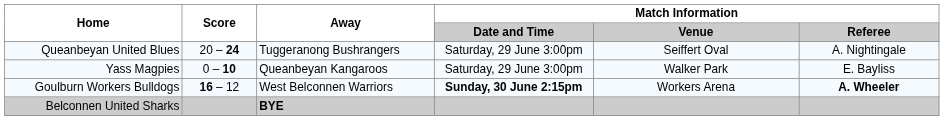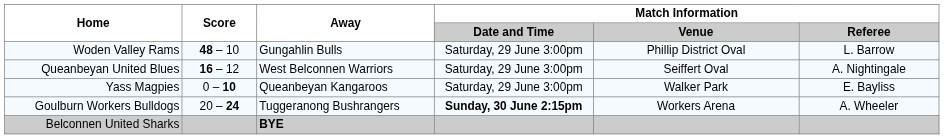+ row: (126, 50)
(219, 50) 20 – 24 -> (219, 69) 16 – 12
(330, 50) Tuggeranong Bushrangers -> (326, 69) West Belconnen Warriors
(219, 87) 16 – 12 -> (219, 106) 20 – 24
(326, 87) West Belconnen Warriors -> (330, 106) Tuggeranong Bushrangers
(869, 87) bold -> (869, 106) normal
